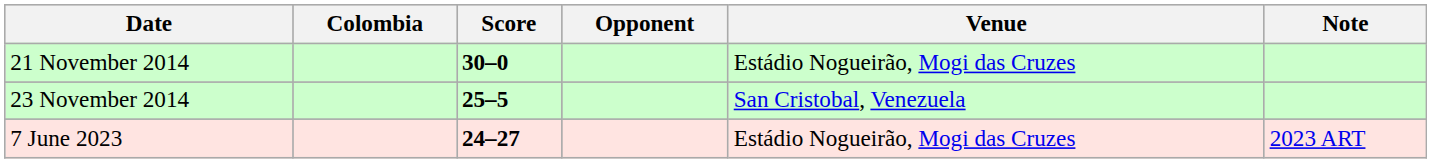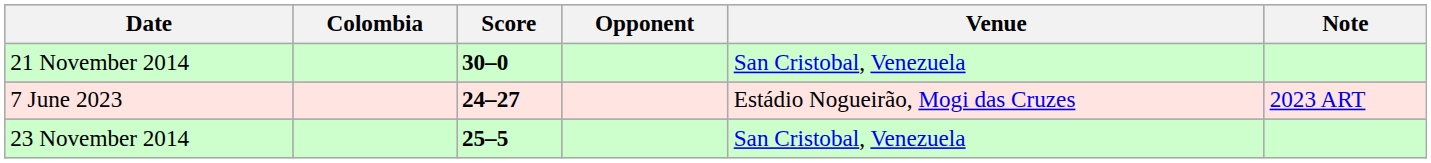(905, 62) Estádio Nogueirão, Mogi das Cruzes -> (850, 62) San Cristobal, Venezuela
rows swapped: (100, 100) <-> (66, 138)
